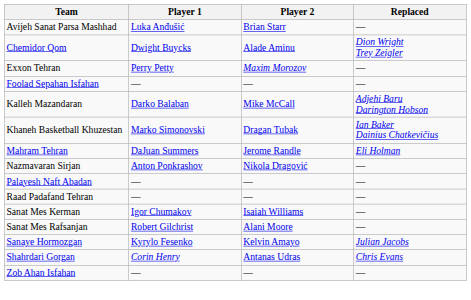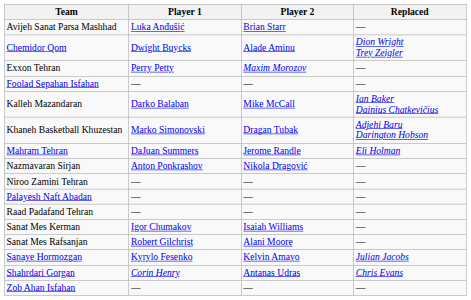(392, 104) Adjehi Baru Darington Hobson -> (397, 104) Ian Baker Dainius Chatkevičius
(397, 130) Ian Baker Dainius Chatkevičius -> (392, 130) Adjehi Baru Darington Hobson
+ row: (47, 181)
